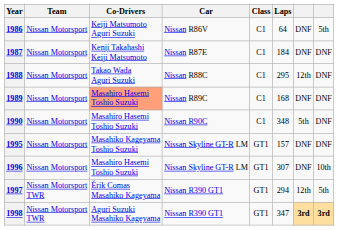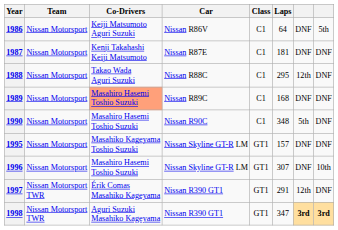(283, 52) 184 -> (283, 52) 181
(283, 190) 294 -> (283, 190) 291
(324, 190) 5th -> (324, 190) DNF
